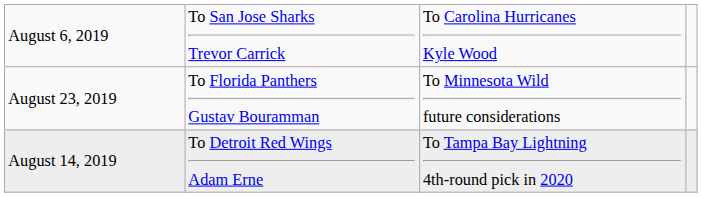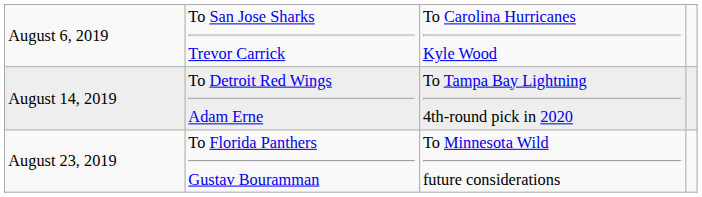rows swapped: (62, 161) <-> (62, 98)
